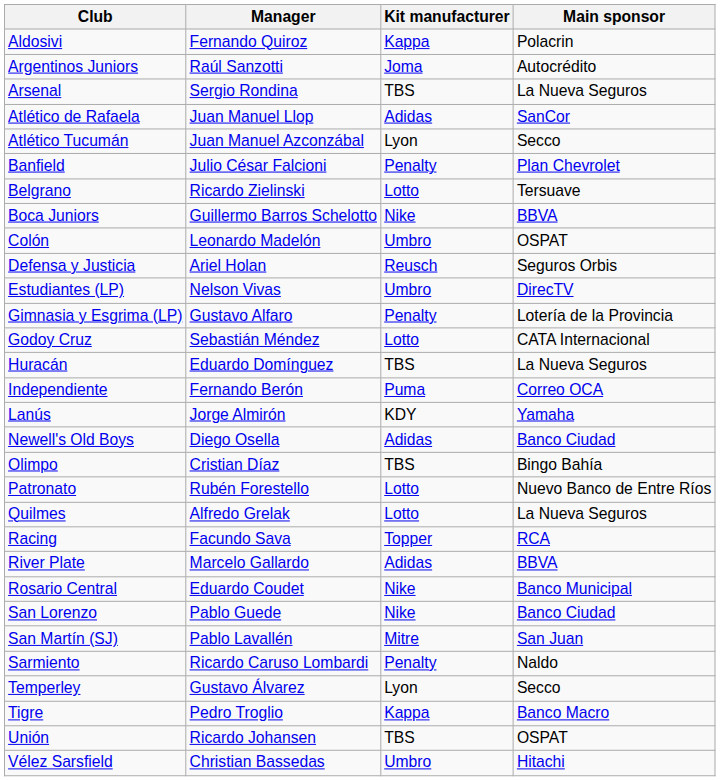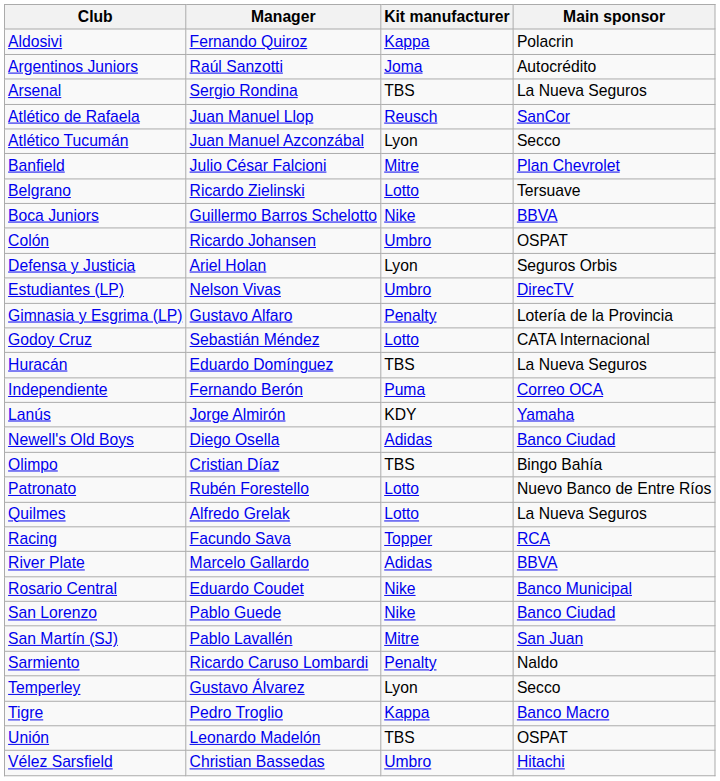(408, 116) Adidas -> (411, 116) Reusch
(410, 166) Penalty -> (402, 166) Mitre
(255, 240) Leonardo Madelón -> (253, 240) Ricardo Johansen
(411, 265) Reusch -> (401, 265) Lyon
(253, 738) Ricardo Johansen -> (255, 738) Leonardo Madelón
